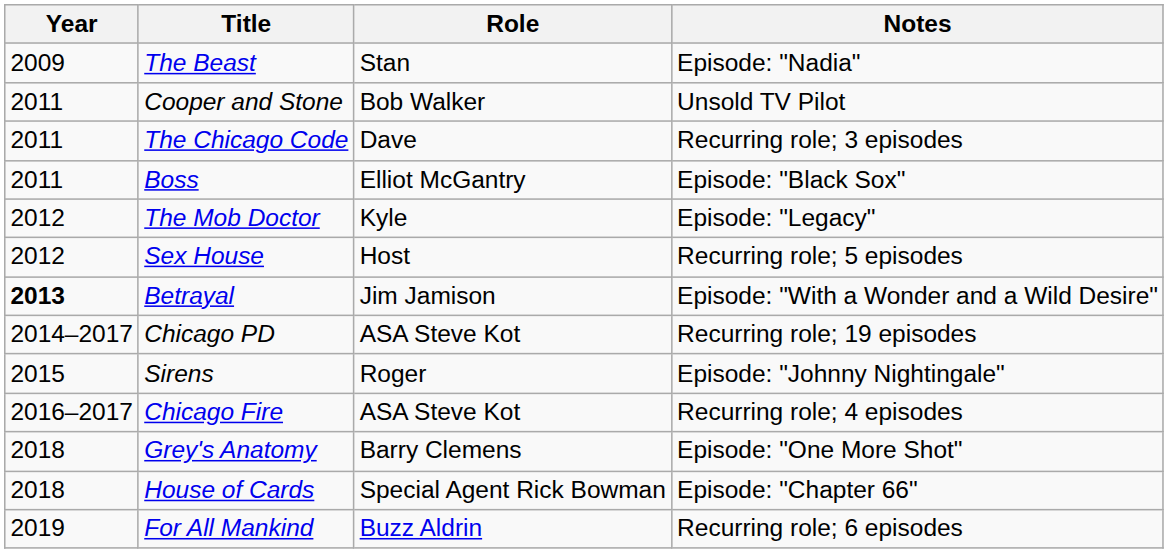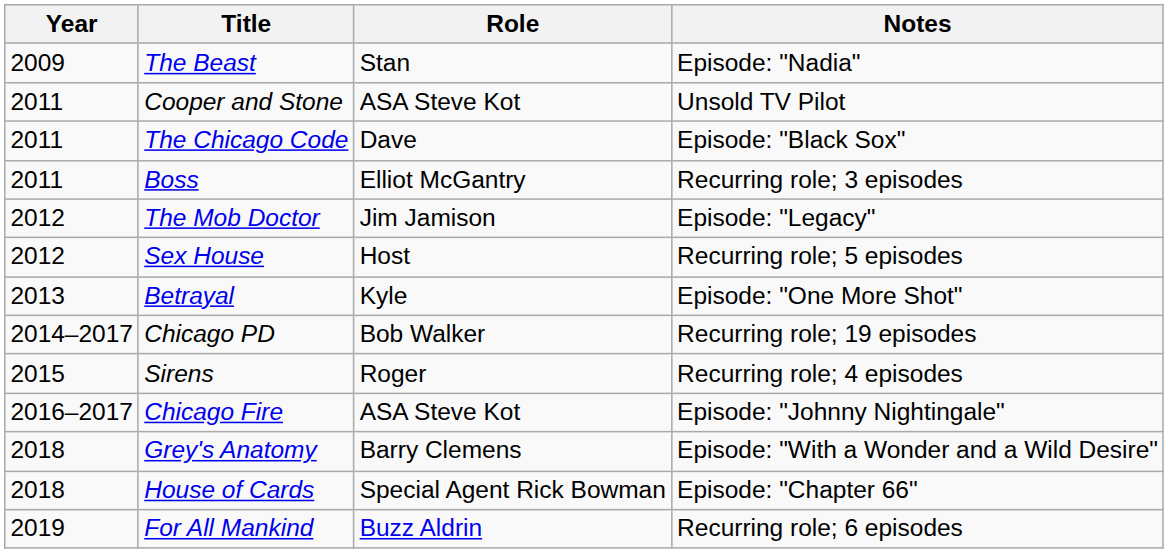(422, 101) Bob Walker -> (440, 101) ASA Steve Kot
(820, 140) Recurring role; 3 episodes -> (791, 140) Episode: "Black Sox"
(791, 179) Episode: "Black Sox" -> (820, 179) Recurring role; 3 episodes
(383, 218) Kyle -> (428, 218) Jim Jamison
(38, 295) bold -> (38, 295) normal
(428, 295) Jim Jamison -> (383, 295) Kyle
(918, 295) Episode: "With a Wonder and a Wild Desire" -> (820, 295) Episode: "One More Shot"
(440, 334) ASA Steve Kot -> (422, 334) Bob Walker
(841, 373) Episode: "Johnny Nightingale" -> (820, 373) Recurring role; 4 episodes
(820, 412) Recurring role; 4 episodes -> (841, 412) Episode: "Johnny Nightingale"
(820, 450) Episode: "One More Shot" -> (918, 450) Episode: "With a Wonder and a Wild Desire"
